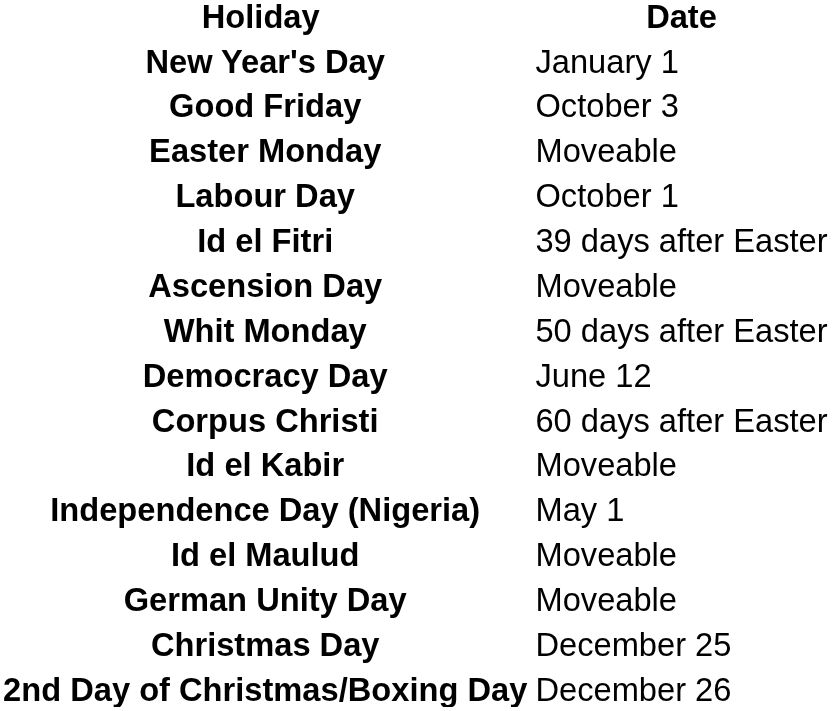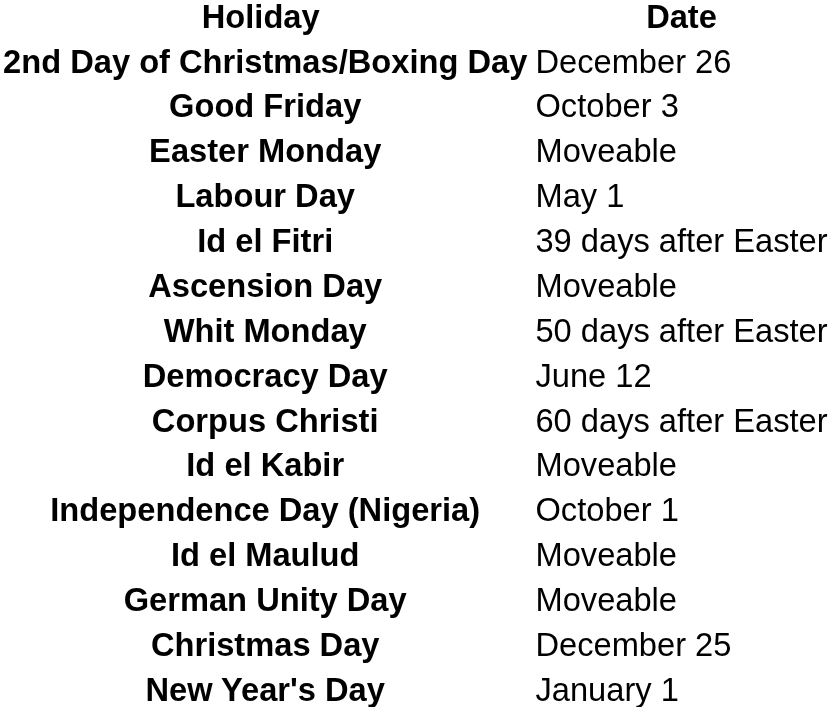rows swapped: (265, 61) <-> (265, 690)
(607, 196) October 1 -> (580, 196) May 1
(580, 510) May 1 -> (607, 510) October 1
